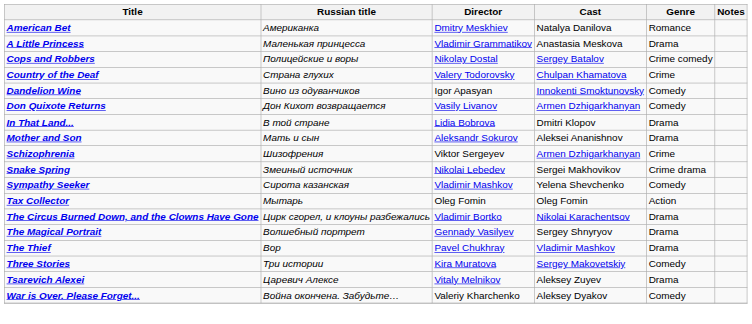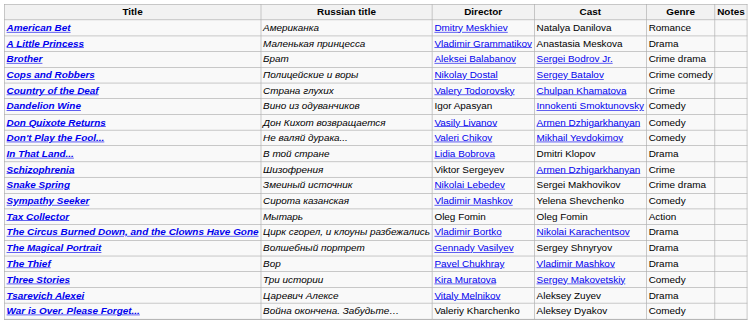+ row: (25, 59)
+ row: (55, 138)
- row: (44, 138)
